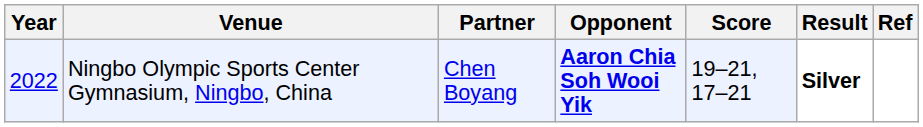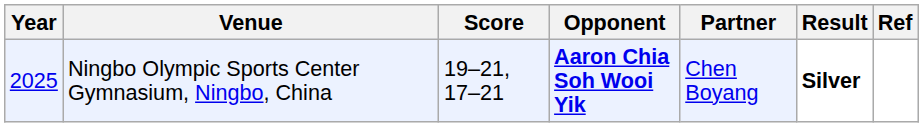columns swapped: (497, 22) <-> (742, 22)
(34, 80) 2022 -> (34, 80) 2025
